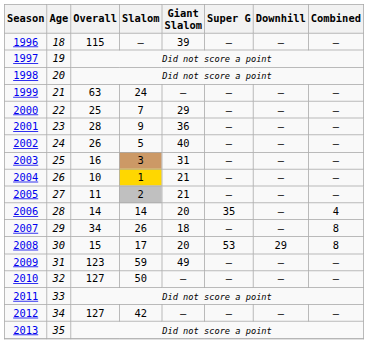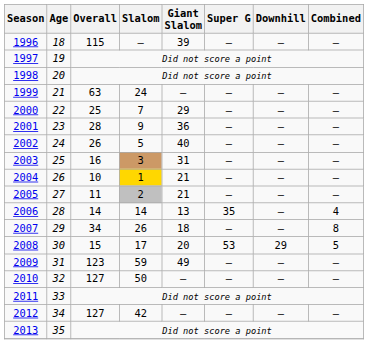(183, 211) 20 -> (183, 211) 13
(336, 245) 8 -> (336, 245) 5
